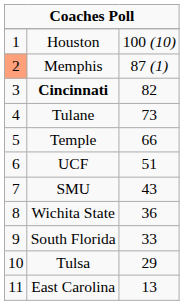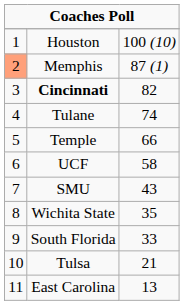(149, 115) 73 -> (149, 115) 74
(149, 164) 51 -> (149, 164) 58
(149, 213) 36 -> (149, 213) 35
(149, 262) 29 -> (149, 262) 21
